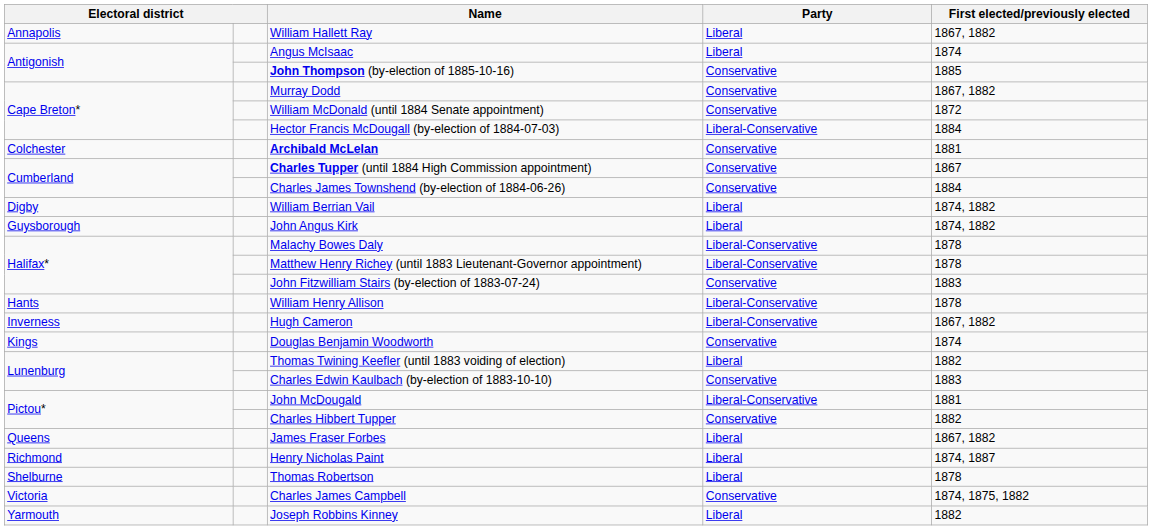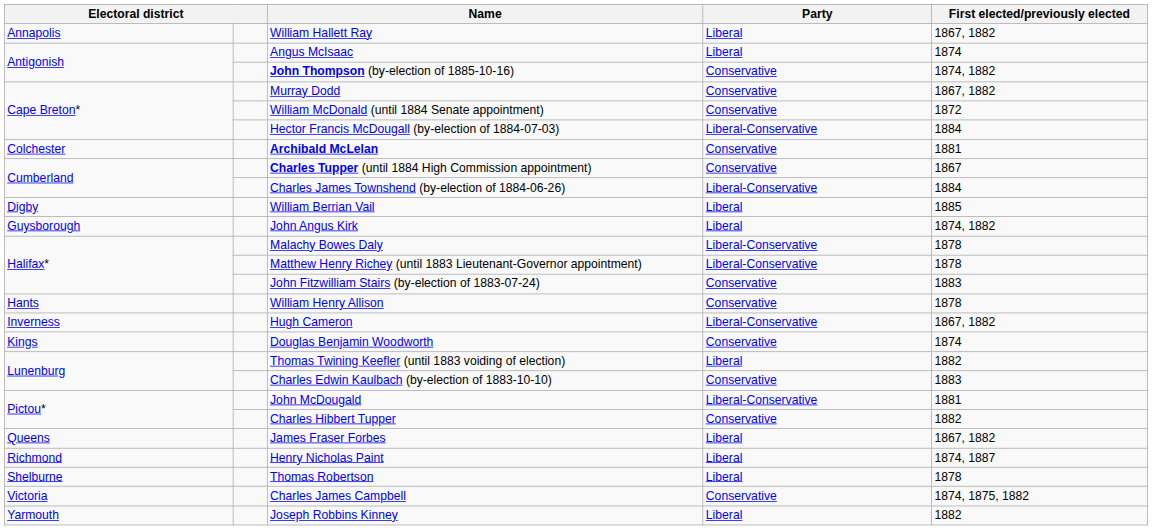(948, 71) 1885 -> (965, 71) 1874, 1882
(741, 187) Conservative -> (762, 187) Liberal-Conservative
(965, 206) 1874, 1882 -> (948, 206) 1885
(762, 303) Liberal-Conservative -> (741, 303) Conservative
